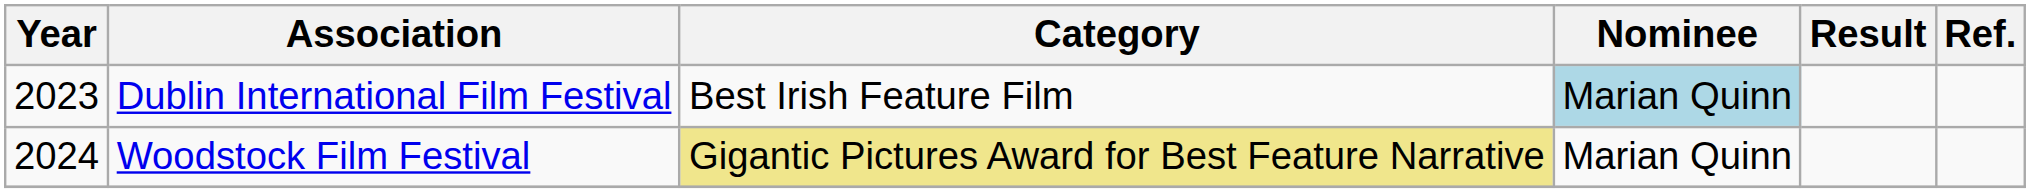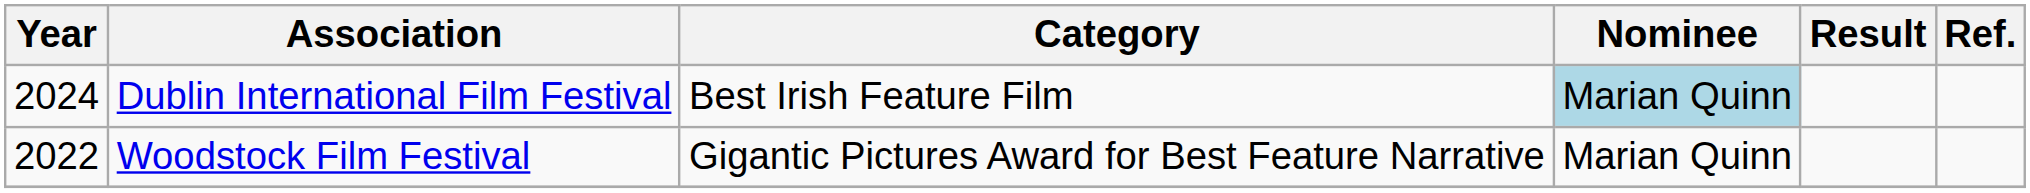(57, 95) 2023 -> (57, 95) 2024
(57, 156) 2024 -> (57, 156) 2022
(1117, 156) khaki background -> (1117, 156) no background
